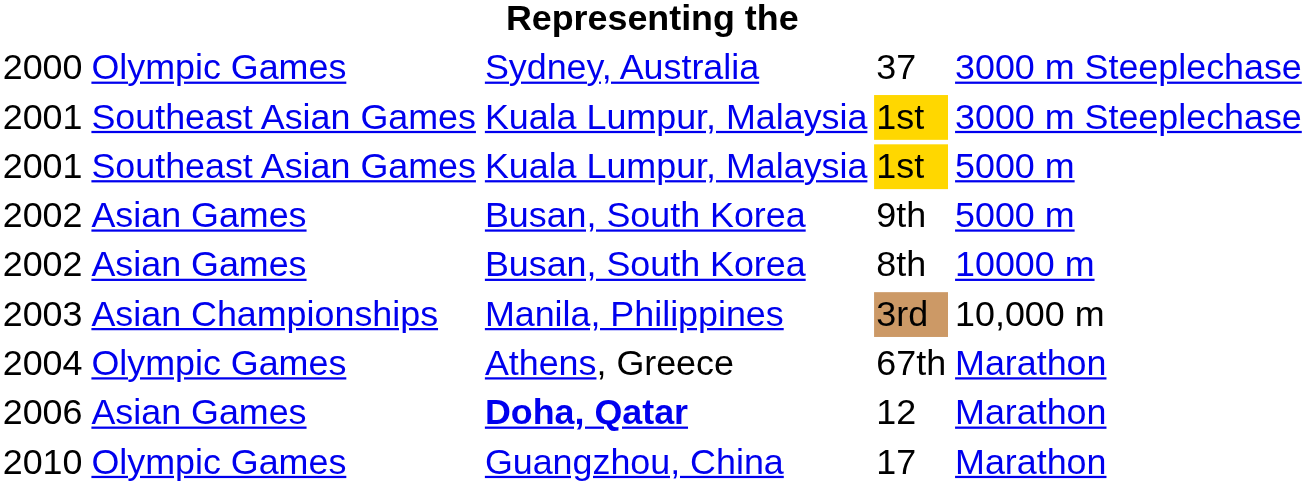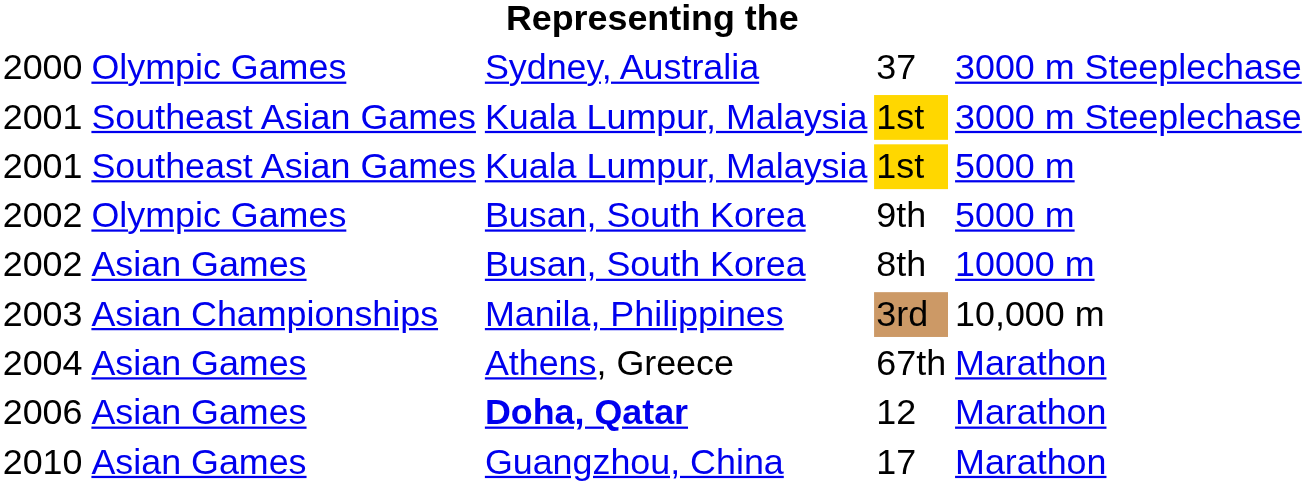(199, 215) Asian Games -> (219, 215) Olympic Games
(219, 363) Olympic Games -> (199, 363) Asian Games
(219, 461) Olympic Games -> (199, 461) Asian Games
